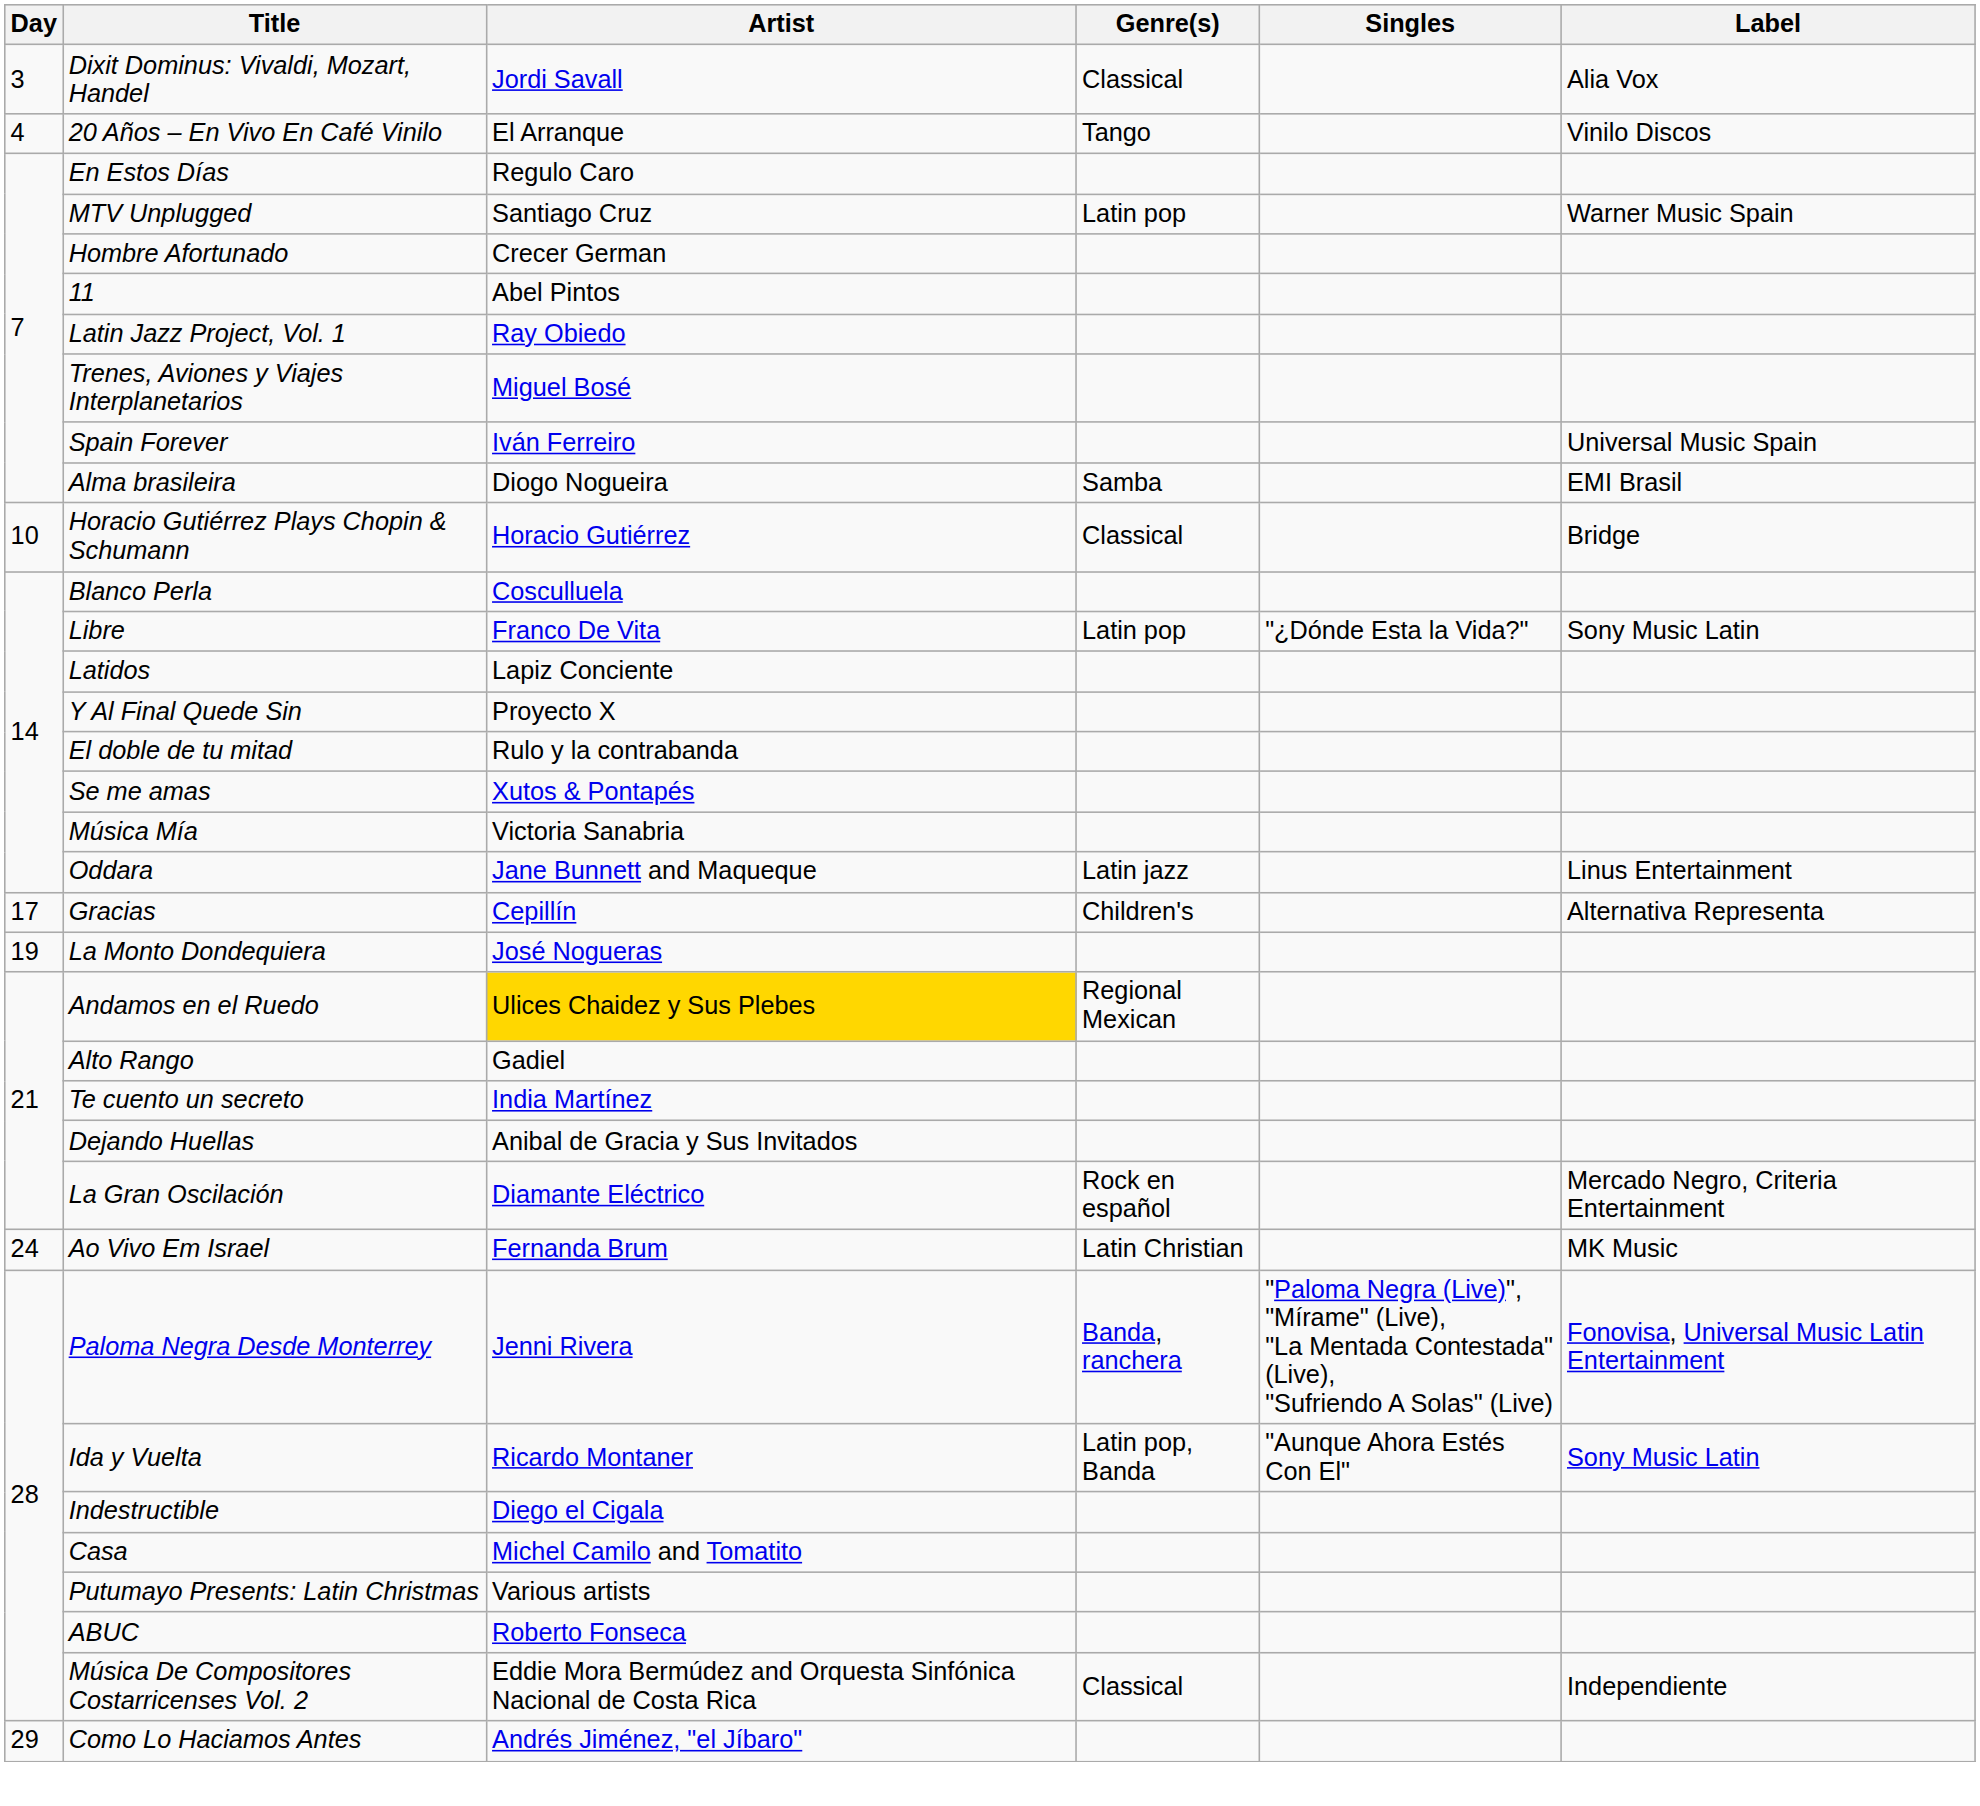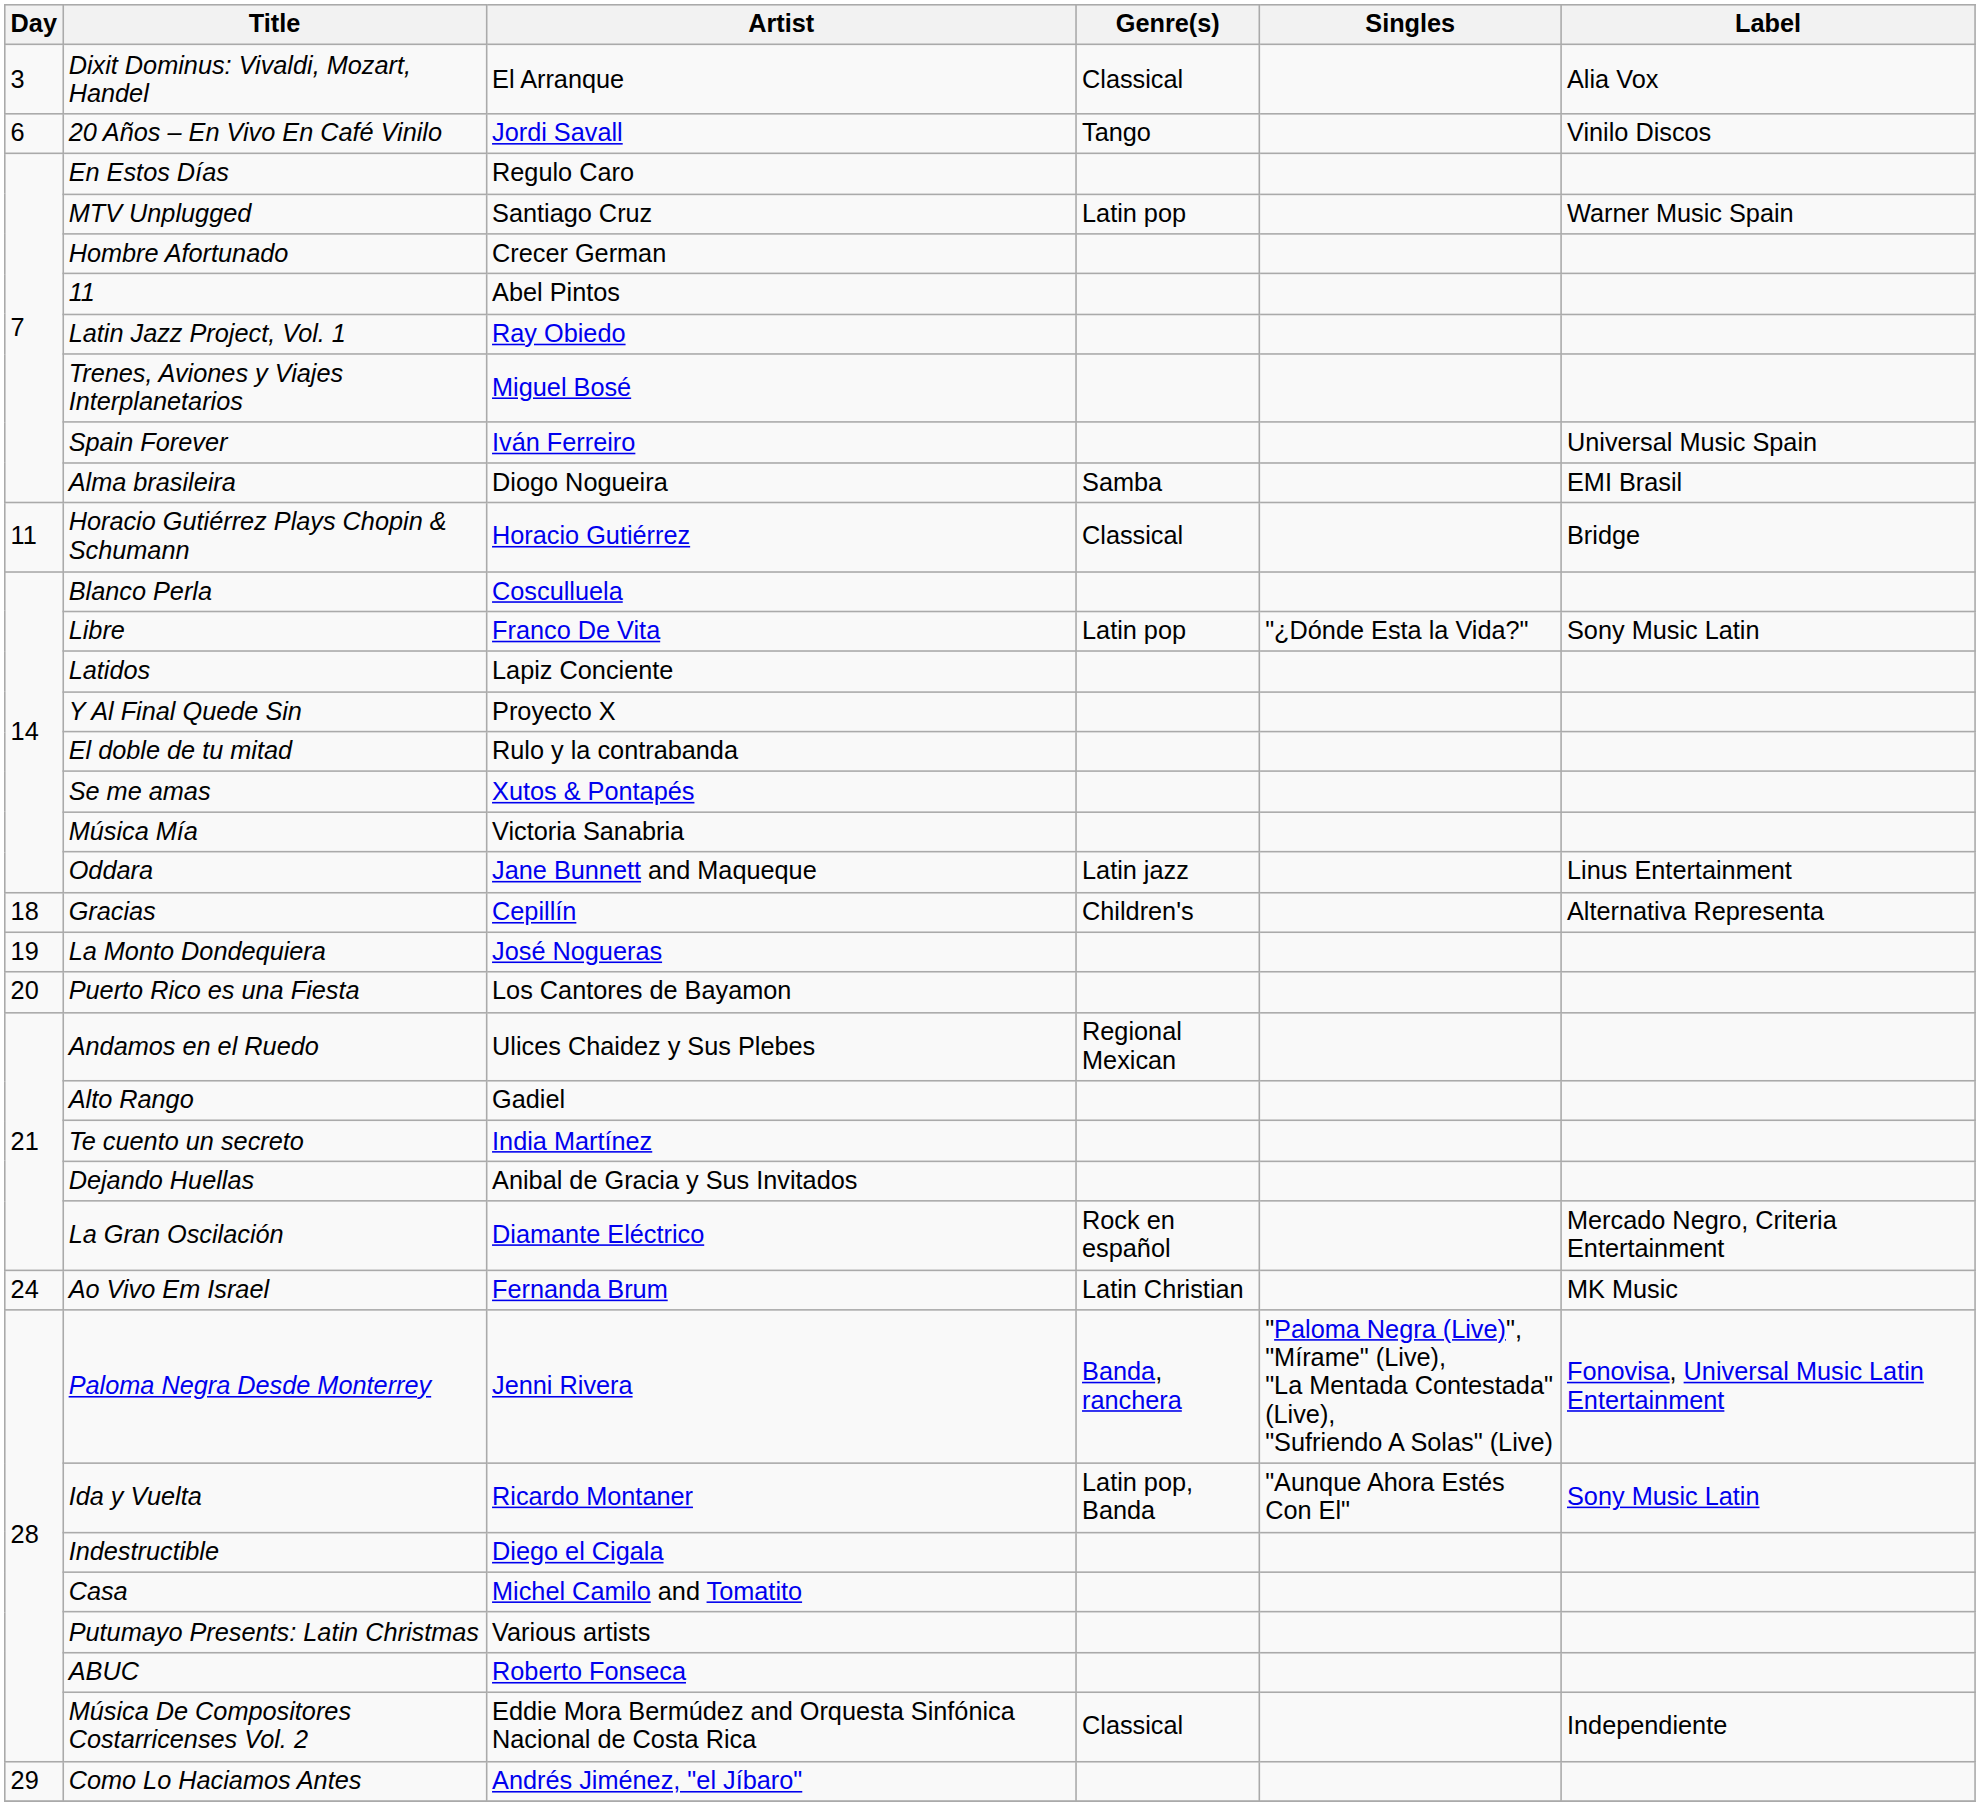(557, 78) Jordi Savall -> (558, 78) El Arranque
(18, 133) 4 -> (18, 133) 6
(558, 133) El Arranque -> (557, 133) Jordi Savall
(25, 536) 10 -> (24, 536) 11
(25, 911) 17 -> (25, 911) 18
+ row: (214, 991)
(654, 1006) gold background -> (654, 1046) no background
